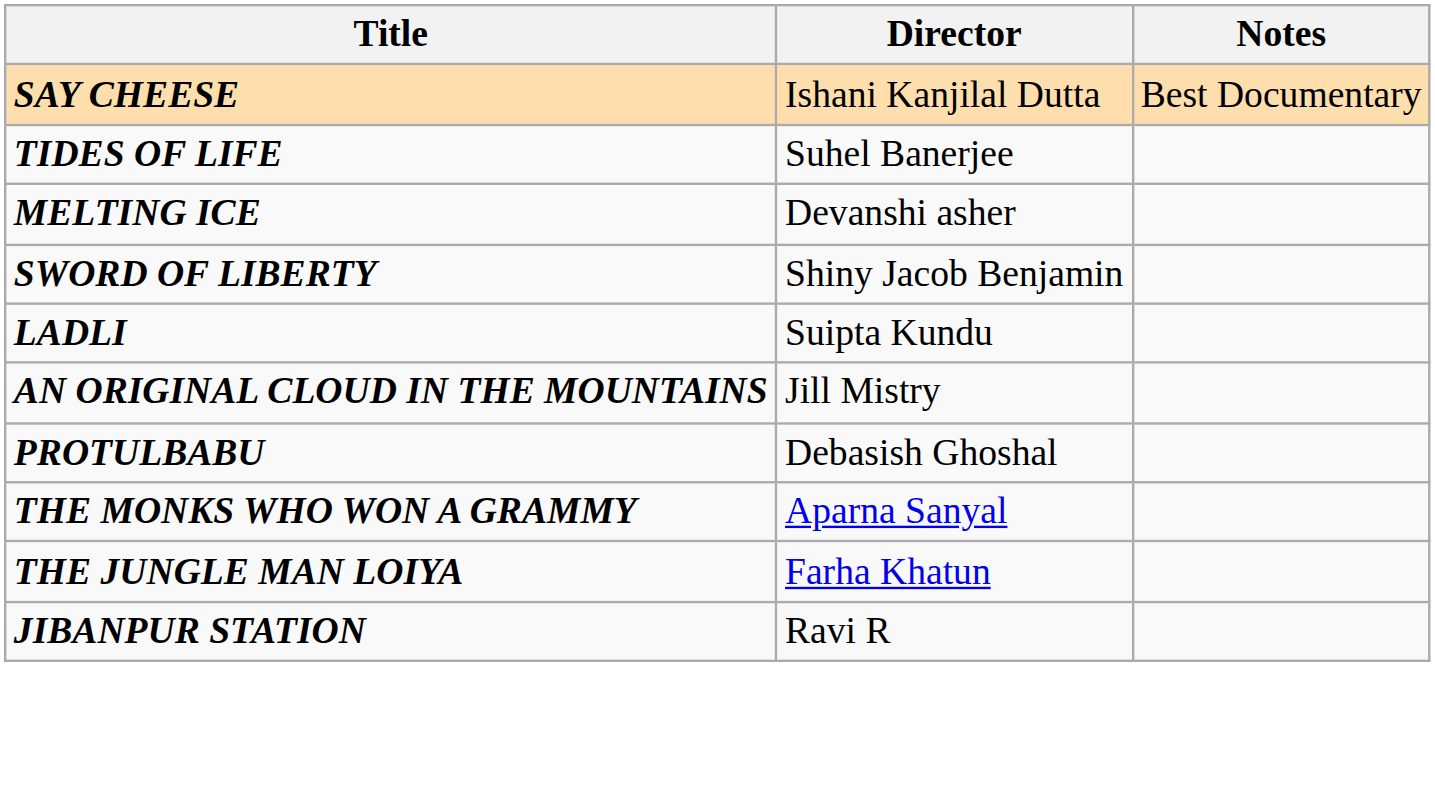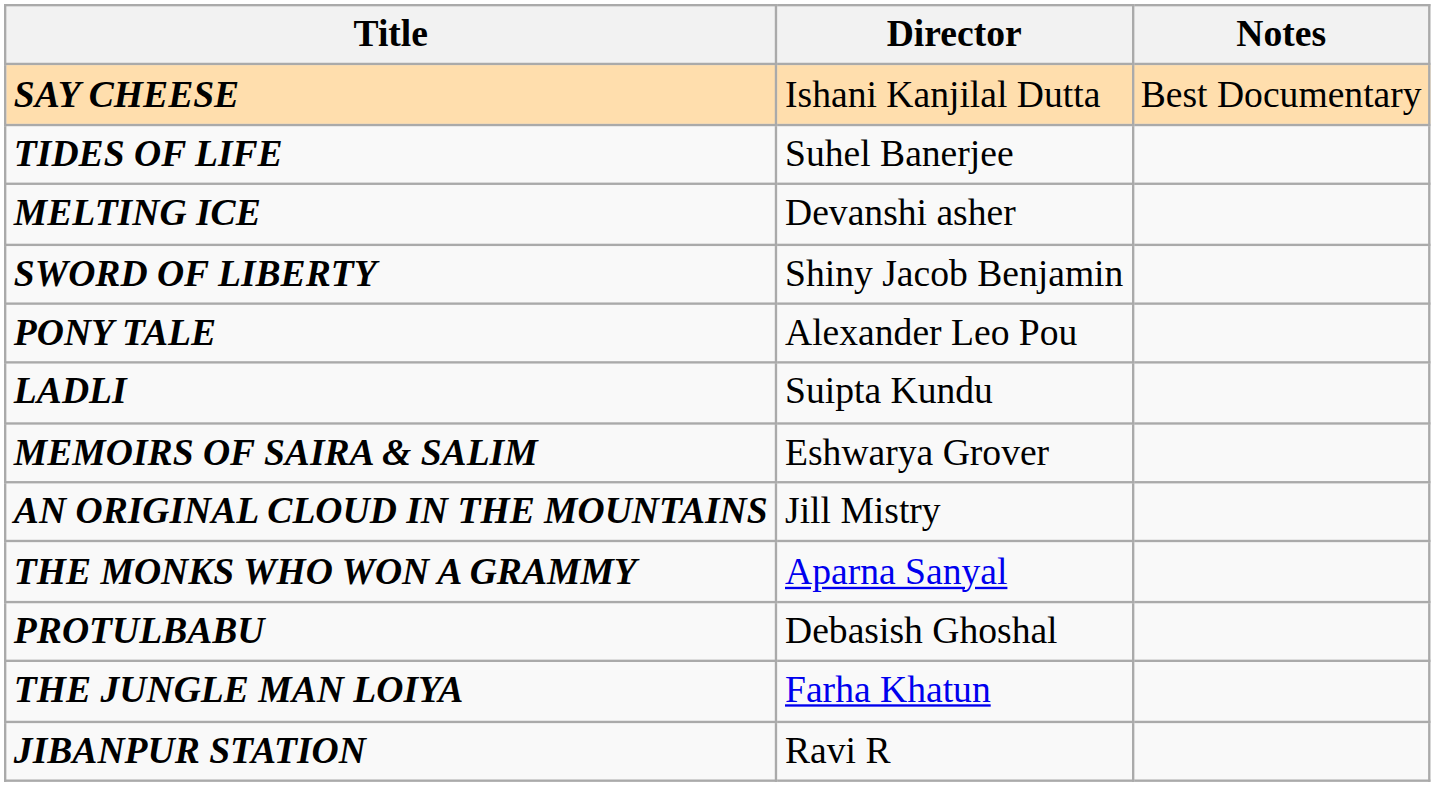+ row: (115, 332)
+ row: (276, 451)
rows swapped: (139, 451) <-> (325, 511)
